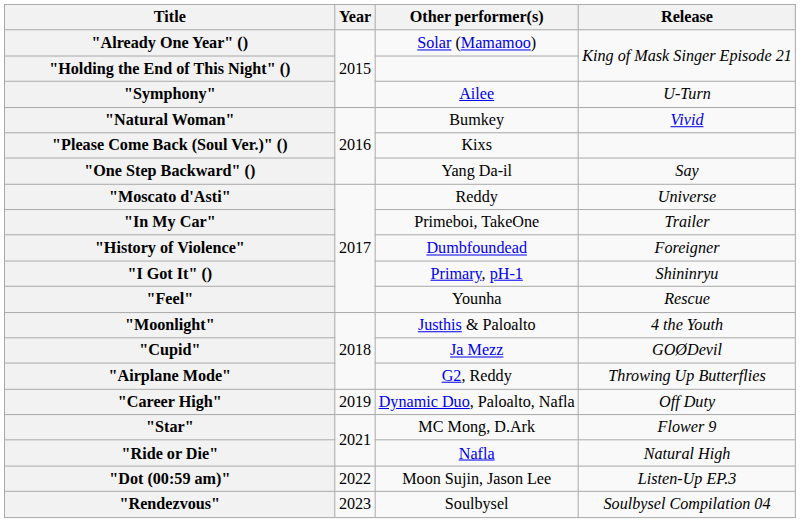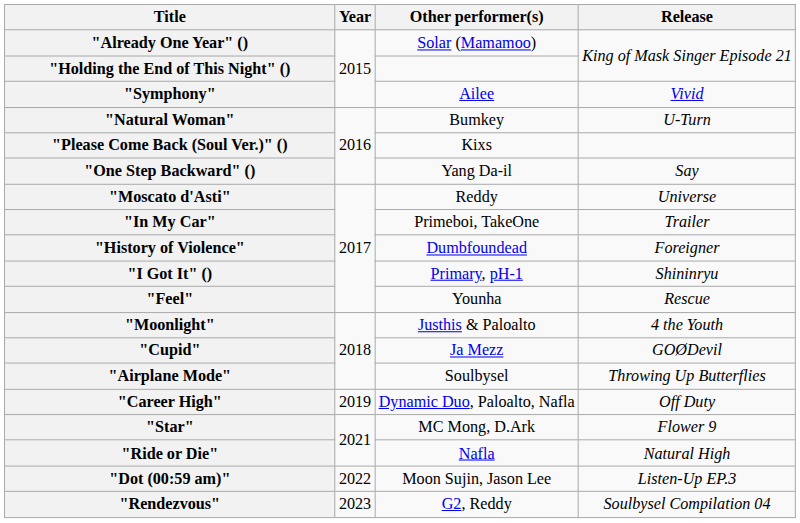(687, 94) U-Turn -> (687, 94) Vivid
(687, 119) Vivid -> (687, 119) U-Turn
(477, 376) G2, Reddy -> (477, 376) Soulbysel
(477, 504) Soulbysel -> (477, 504) G2, Reddy
